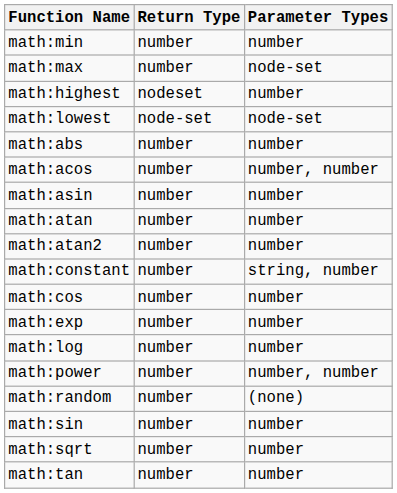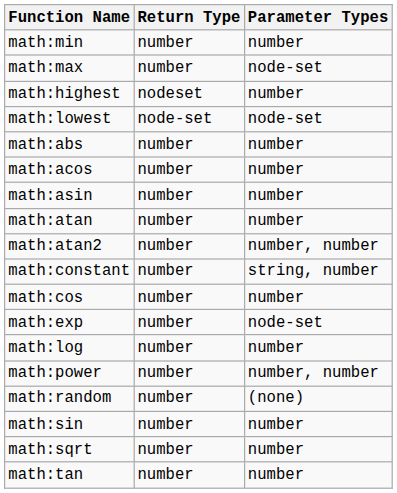(313, 170) number, number -> (276, 170) number
(276, 246) number -> (313, 246) number, number
(276, 322) number -> (285, 322) node-set
